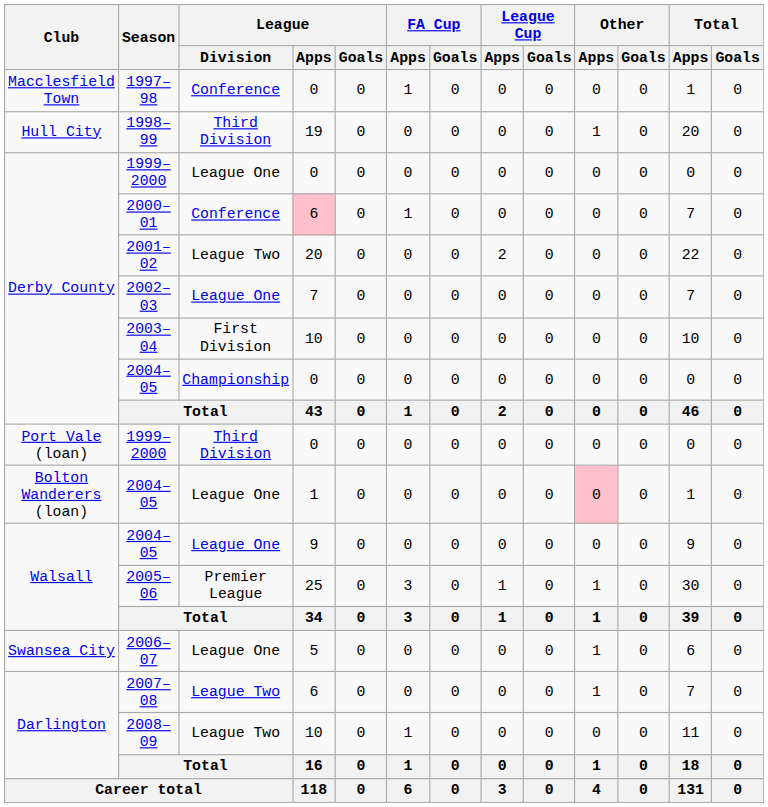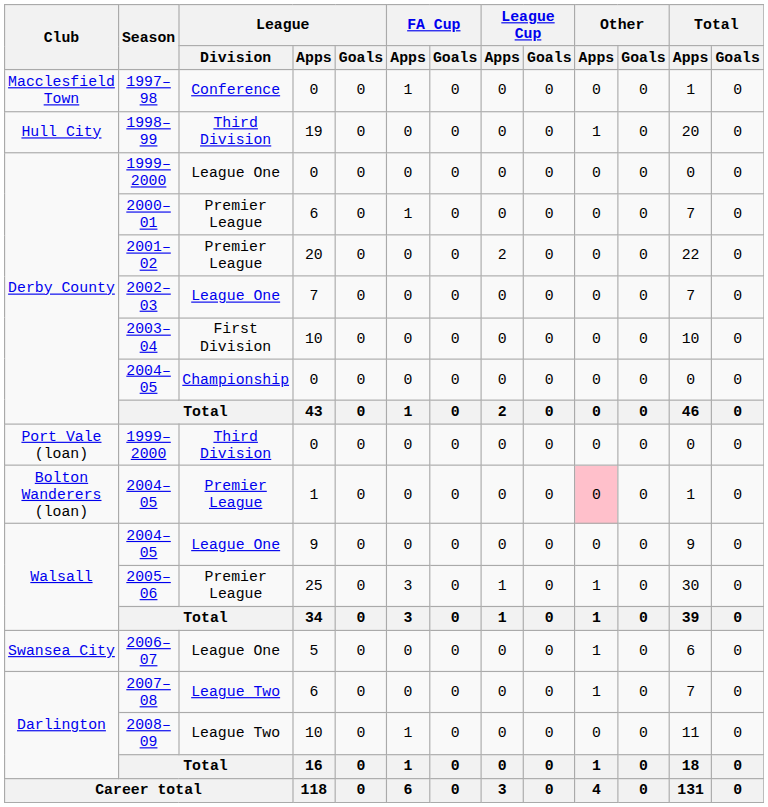(236, 214) Conference -> (236, 214) Premier League
(314, 214) pink background -> (314, 214) no background
(236, 256) League Two -> (236, 256) Premier League
(236, 495) League One -> (236, 495) Premier League
